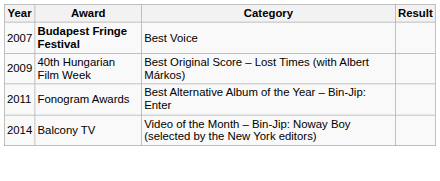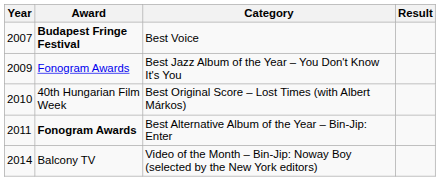+ row: (262, 68)
(20, 68) 2009 -> (20, 99) 2010
(83, 99) normal -> (87, 130) bold
